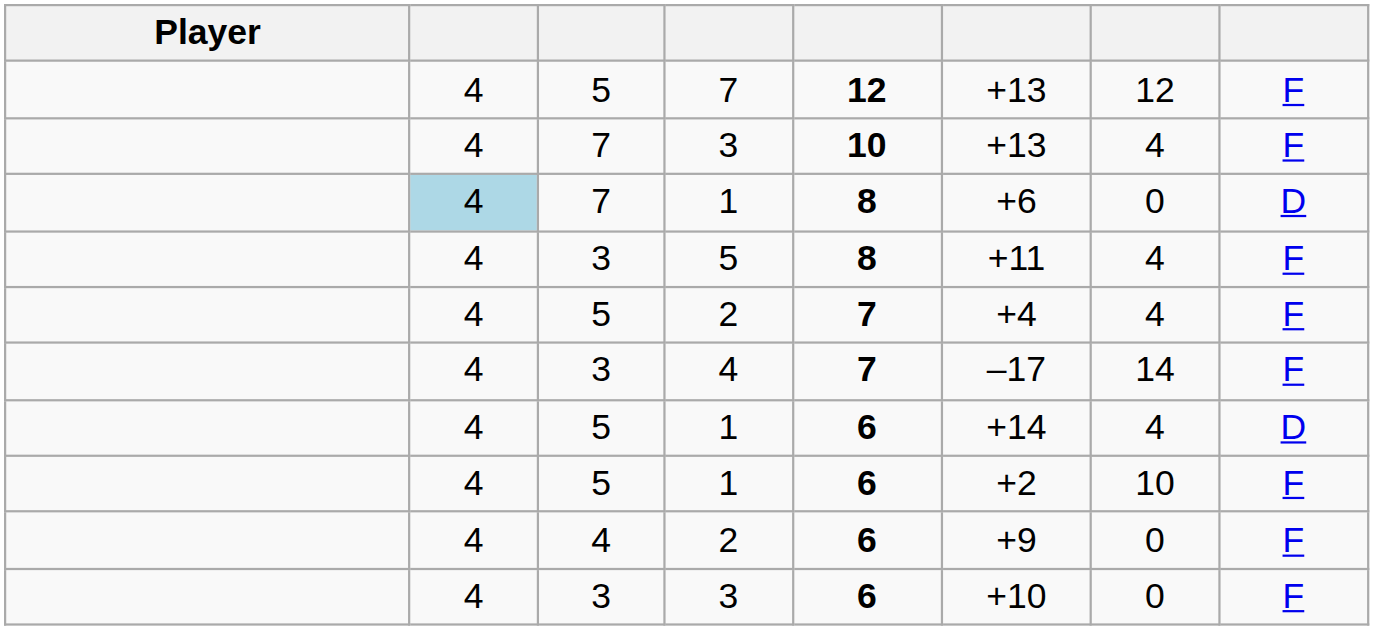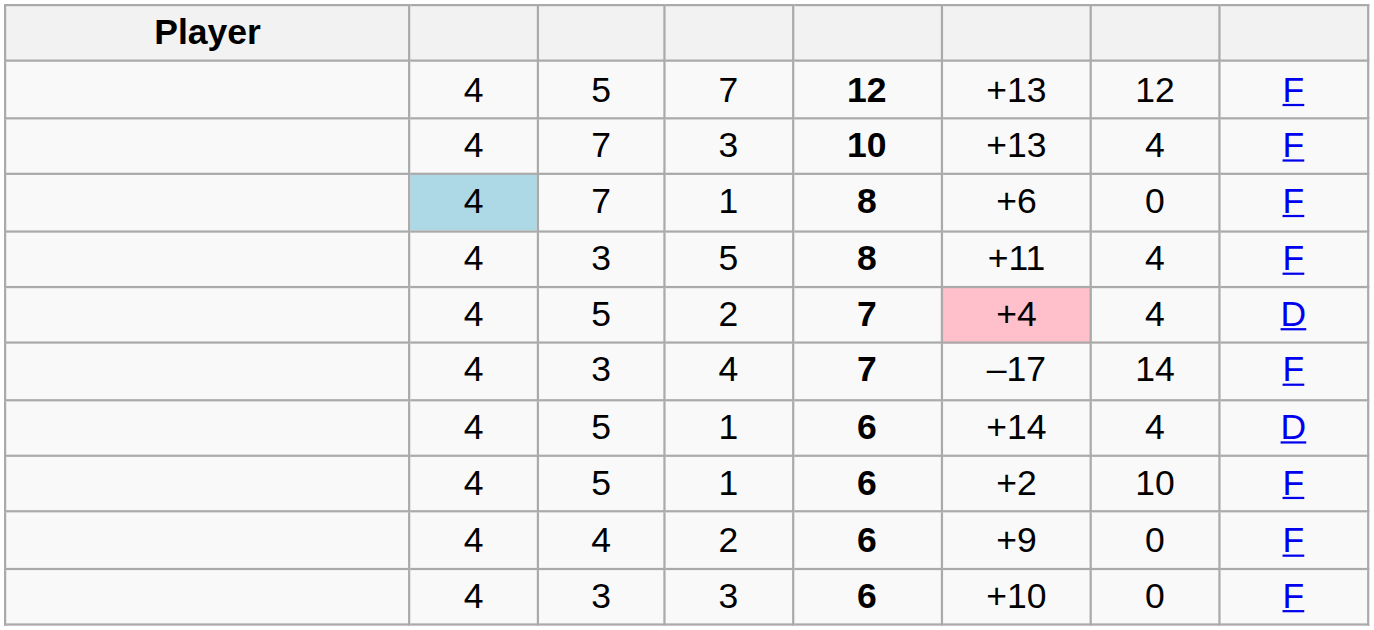(1293, 201) D -> (1293, 201) F
(1016, 314) no background -> (1016, 314) pink background
(1293, 314) F -> (1293, 314) D
